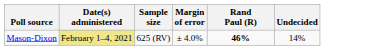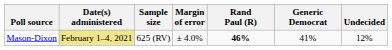+ column: (308, 17)
(297, 38) 14% -> (364, 38) 12%
